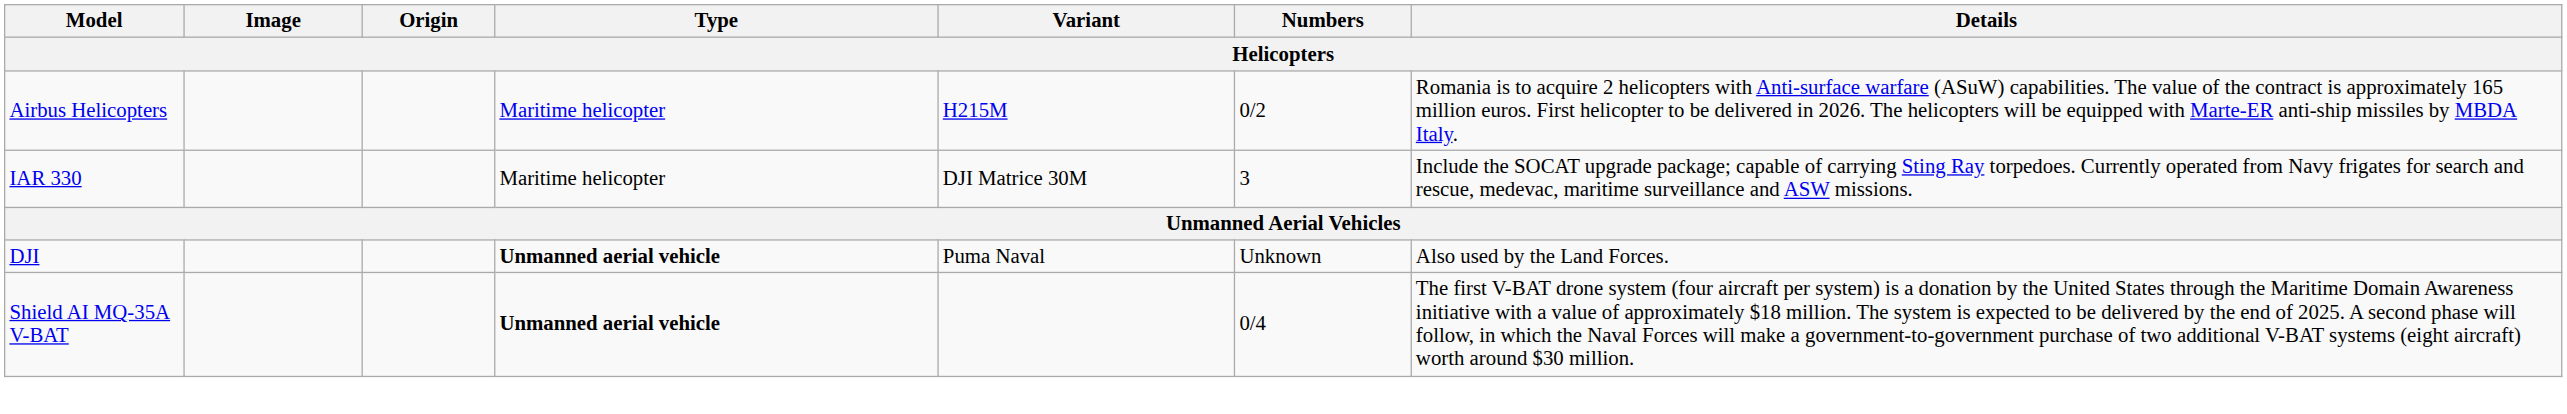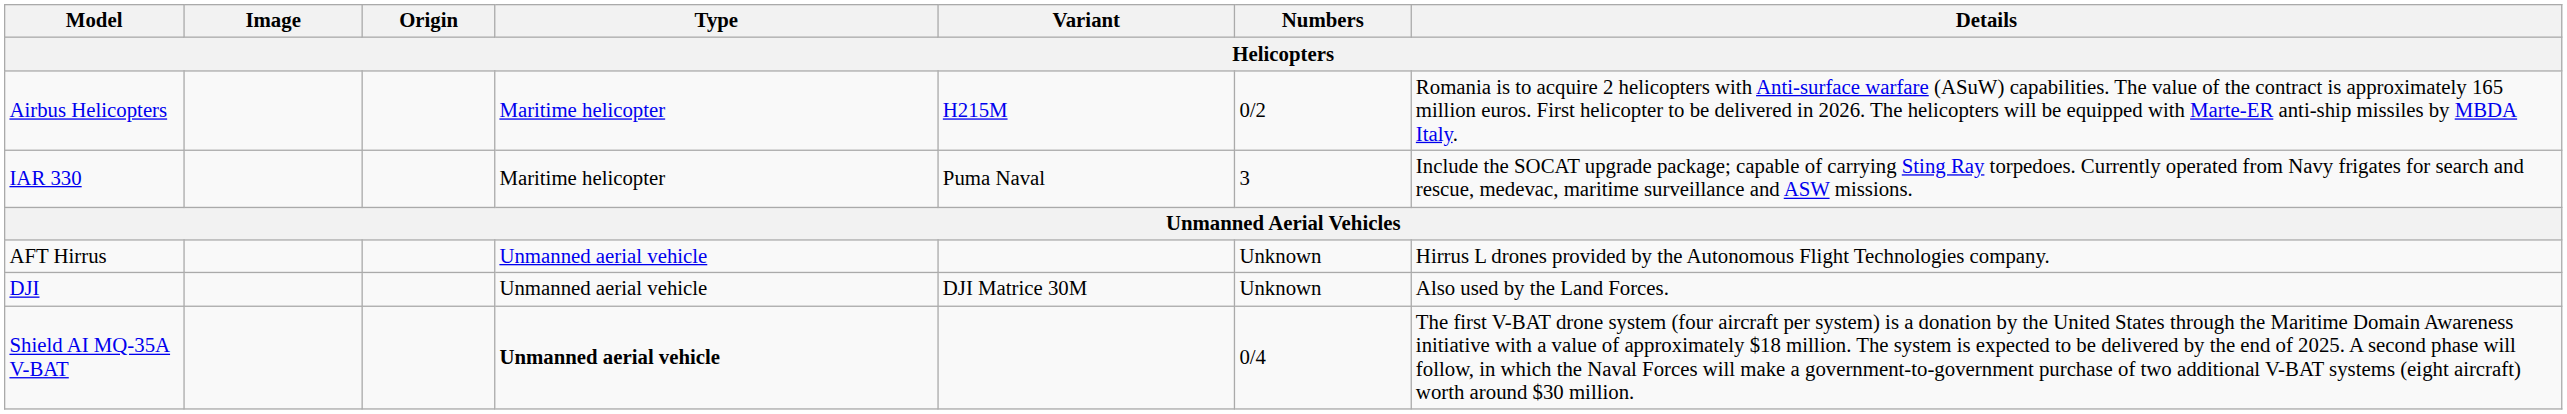(1015, 178) DJI Matrice 30M -> (994, 178) Puma Naval
+ row: (58, 256)
(610, 256) bold -> (603, 289) normal
(994, 256) Puma Naval -> (1015, 289) DJI Matrice 30M
